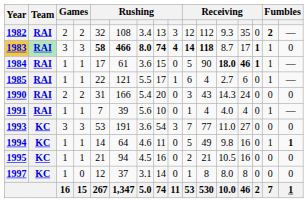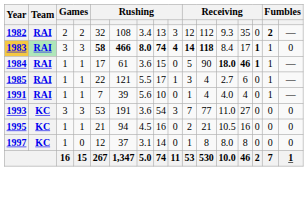(227, 48) 8.7 -> (227, 48) 8.4
(189, 79) 6 -> (189, 79) 3
- row: (17, 95)
- row: (17, 142)
